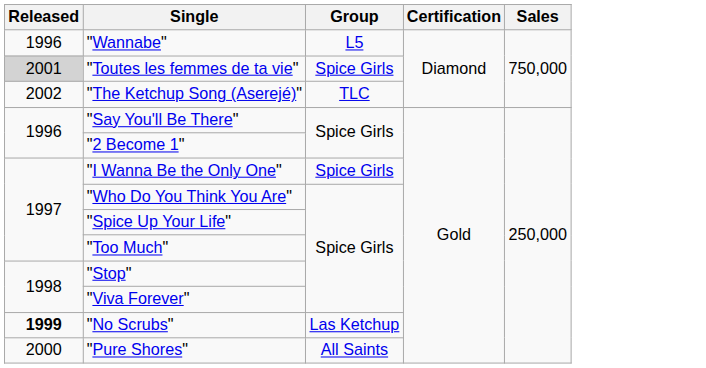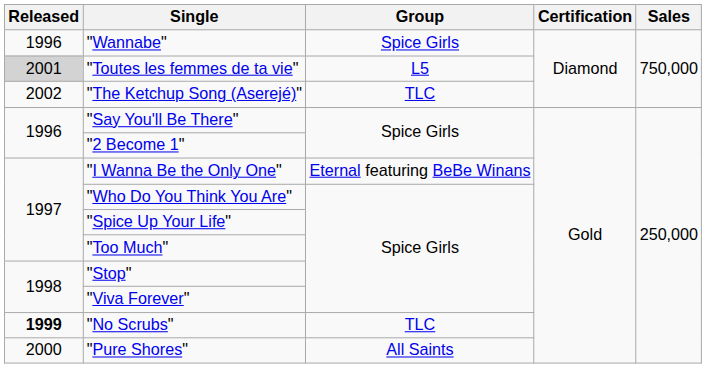(354, 42) L5 -> (420, 42) Spice Girls
(354, 68) Spice Girls -> (420, 68) L5
(354, 171) Spice Girls -> (420, 171) Eternal featuring BeBe Winans
(354, 324) Las Ketchup -> (420, 324) TLC
